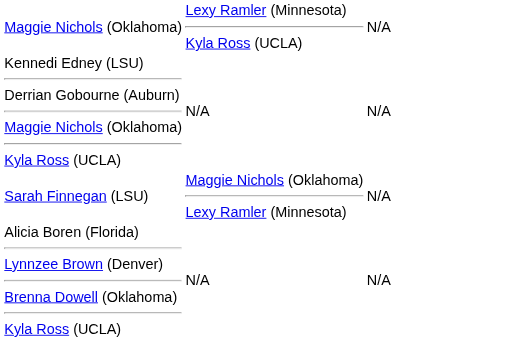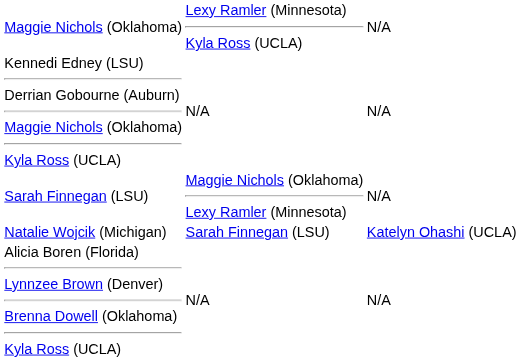+ row: (85, 232)
